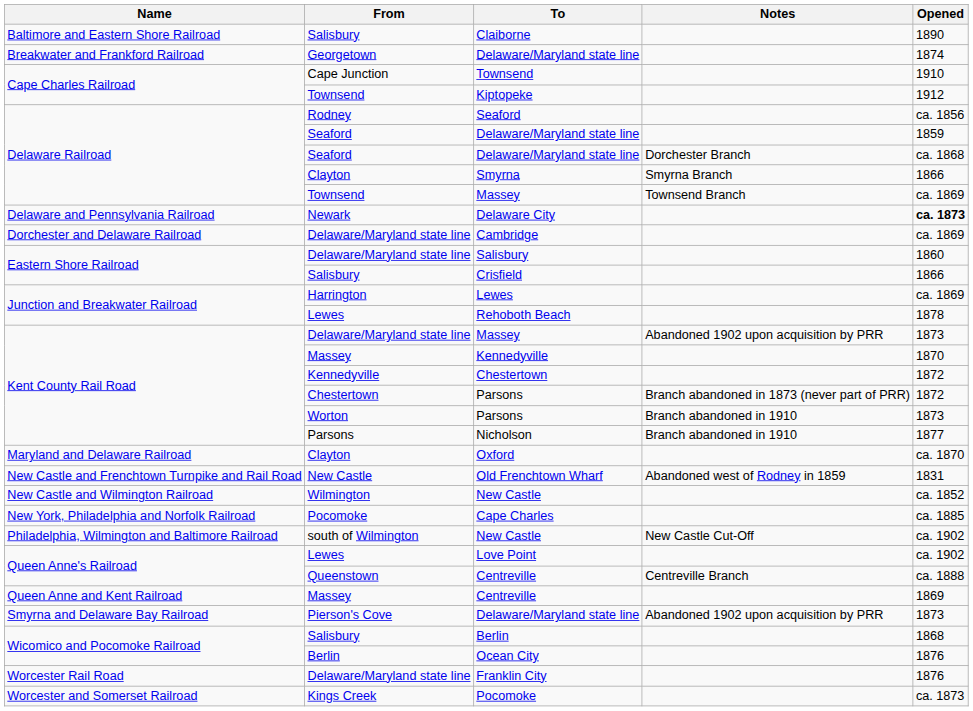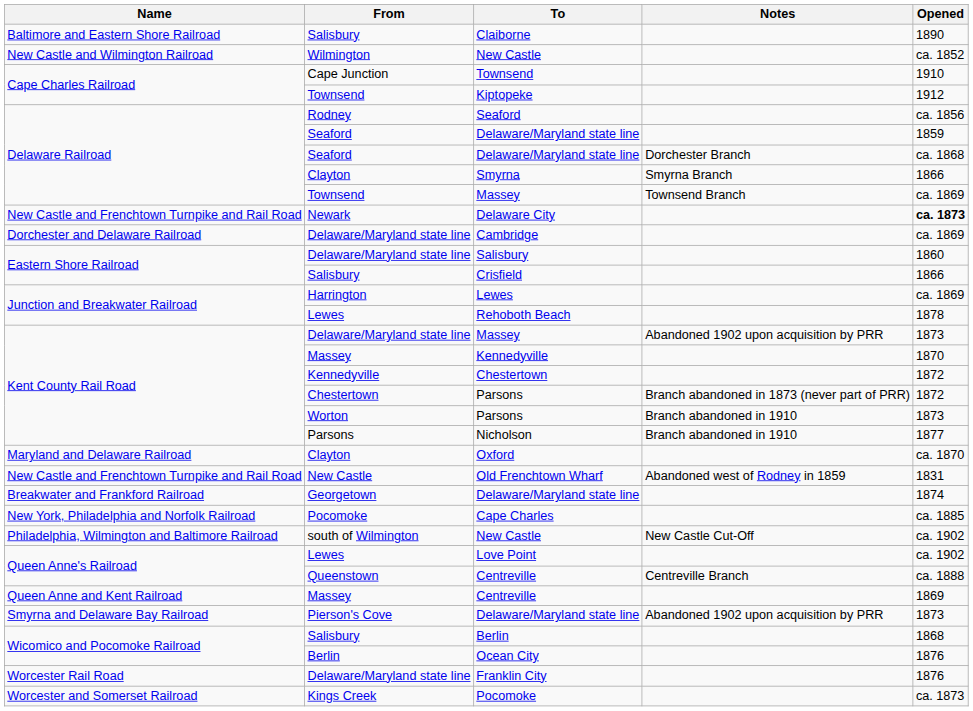rows swapped: (342, 54) <-> (339, 495)
(111, 214) Delaware and Pennsylvania Railroad -> (155, 214) New Castle and Frenchtown Turnpike and Rail Road
